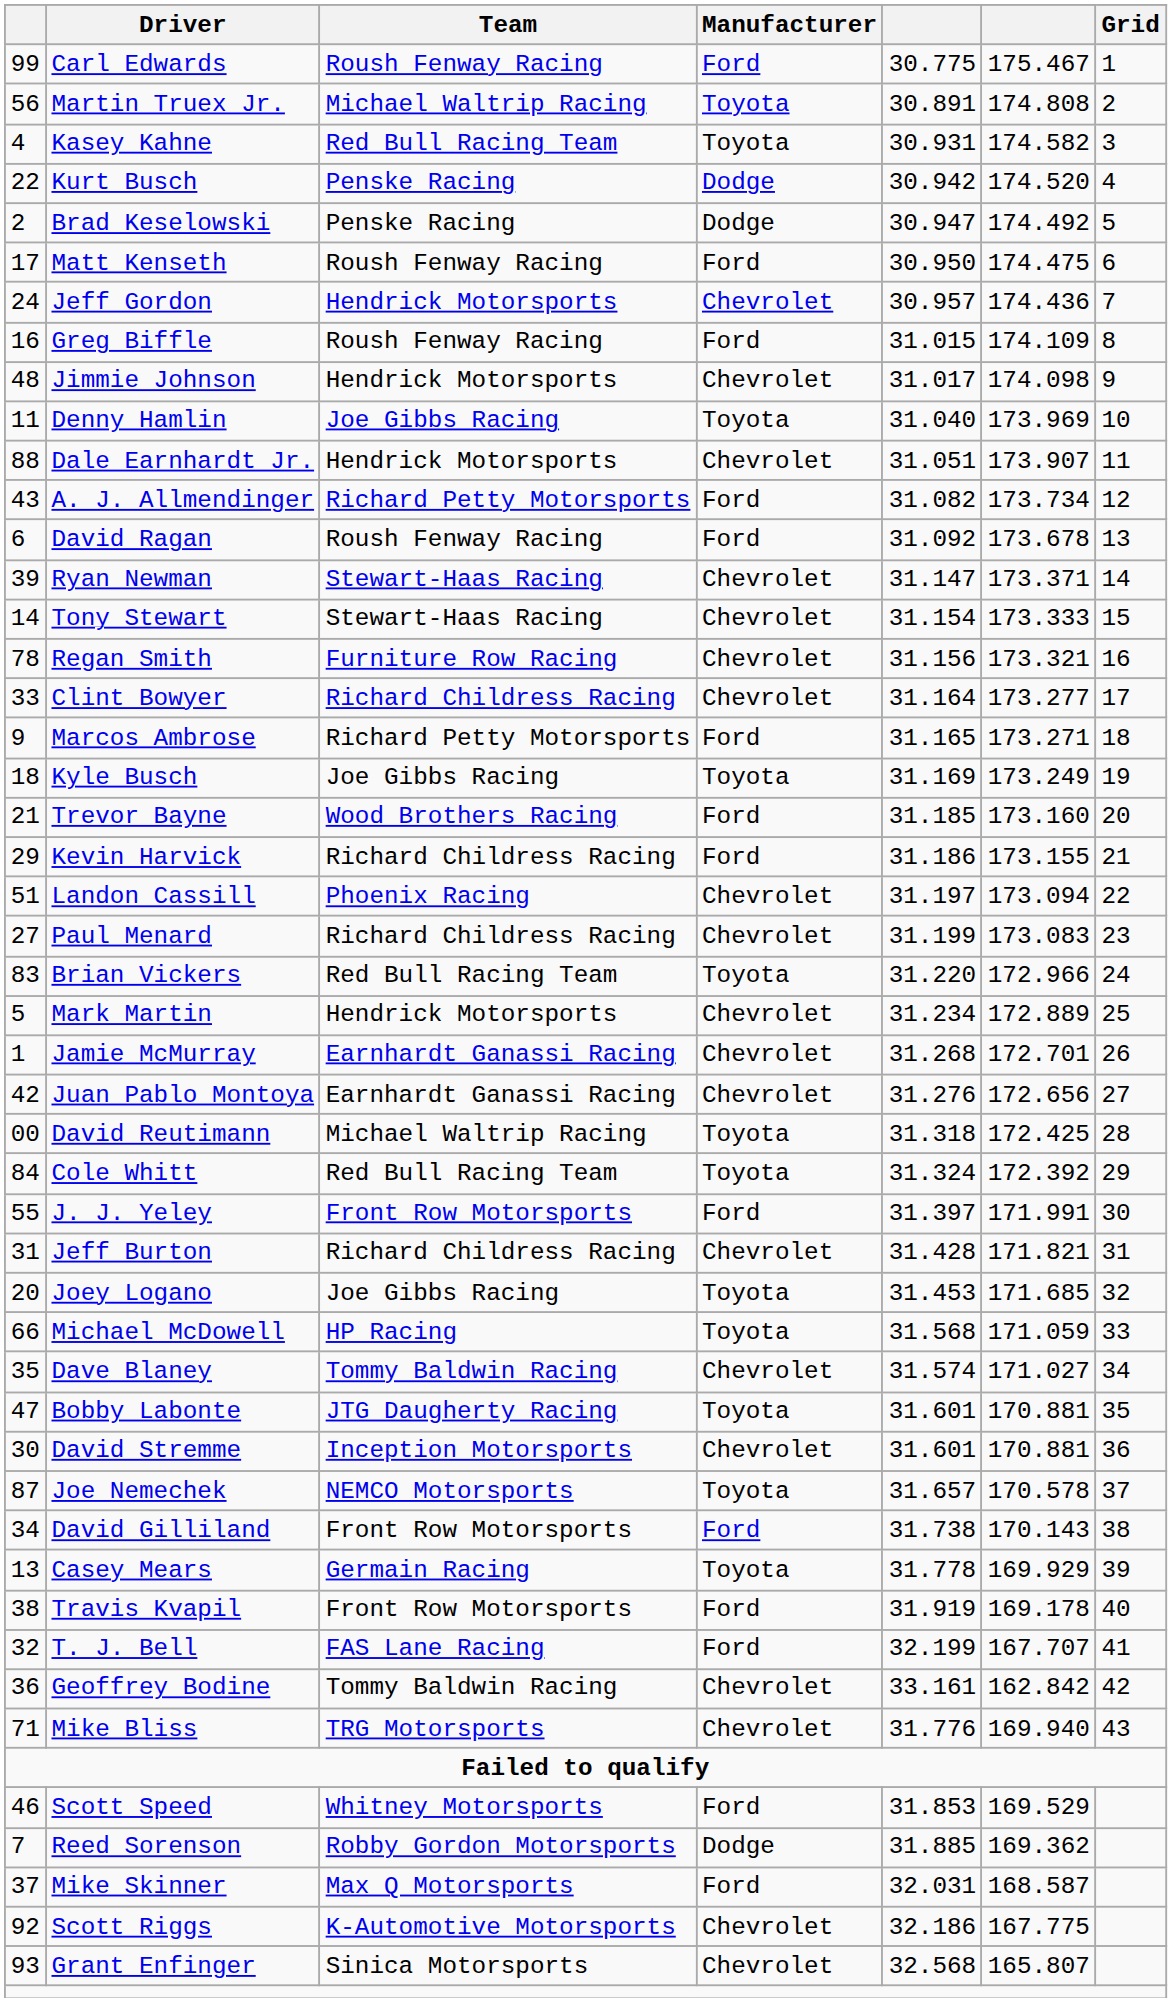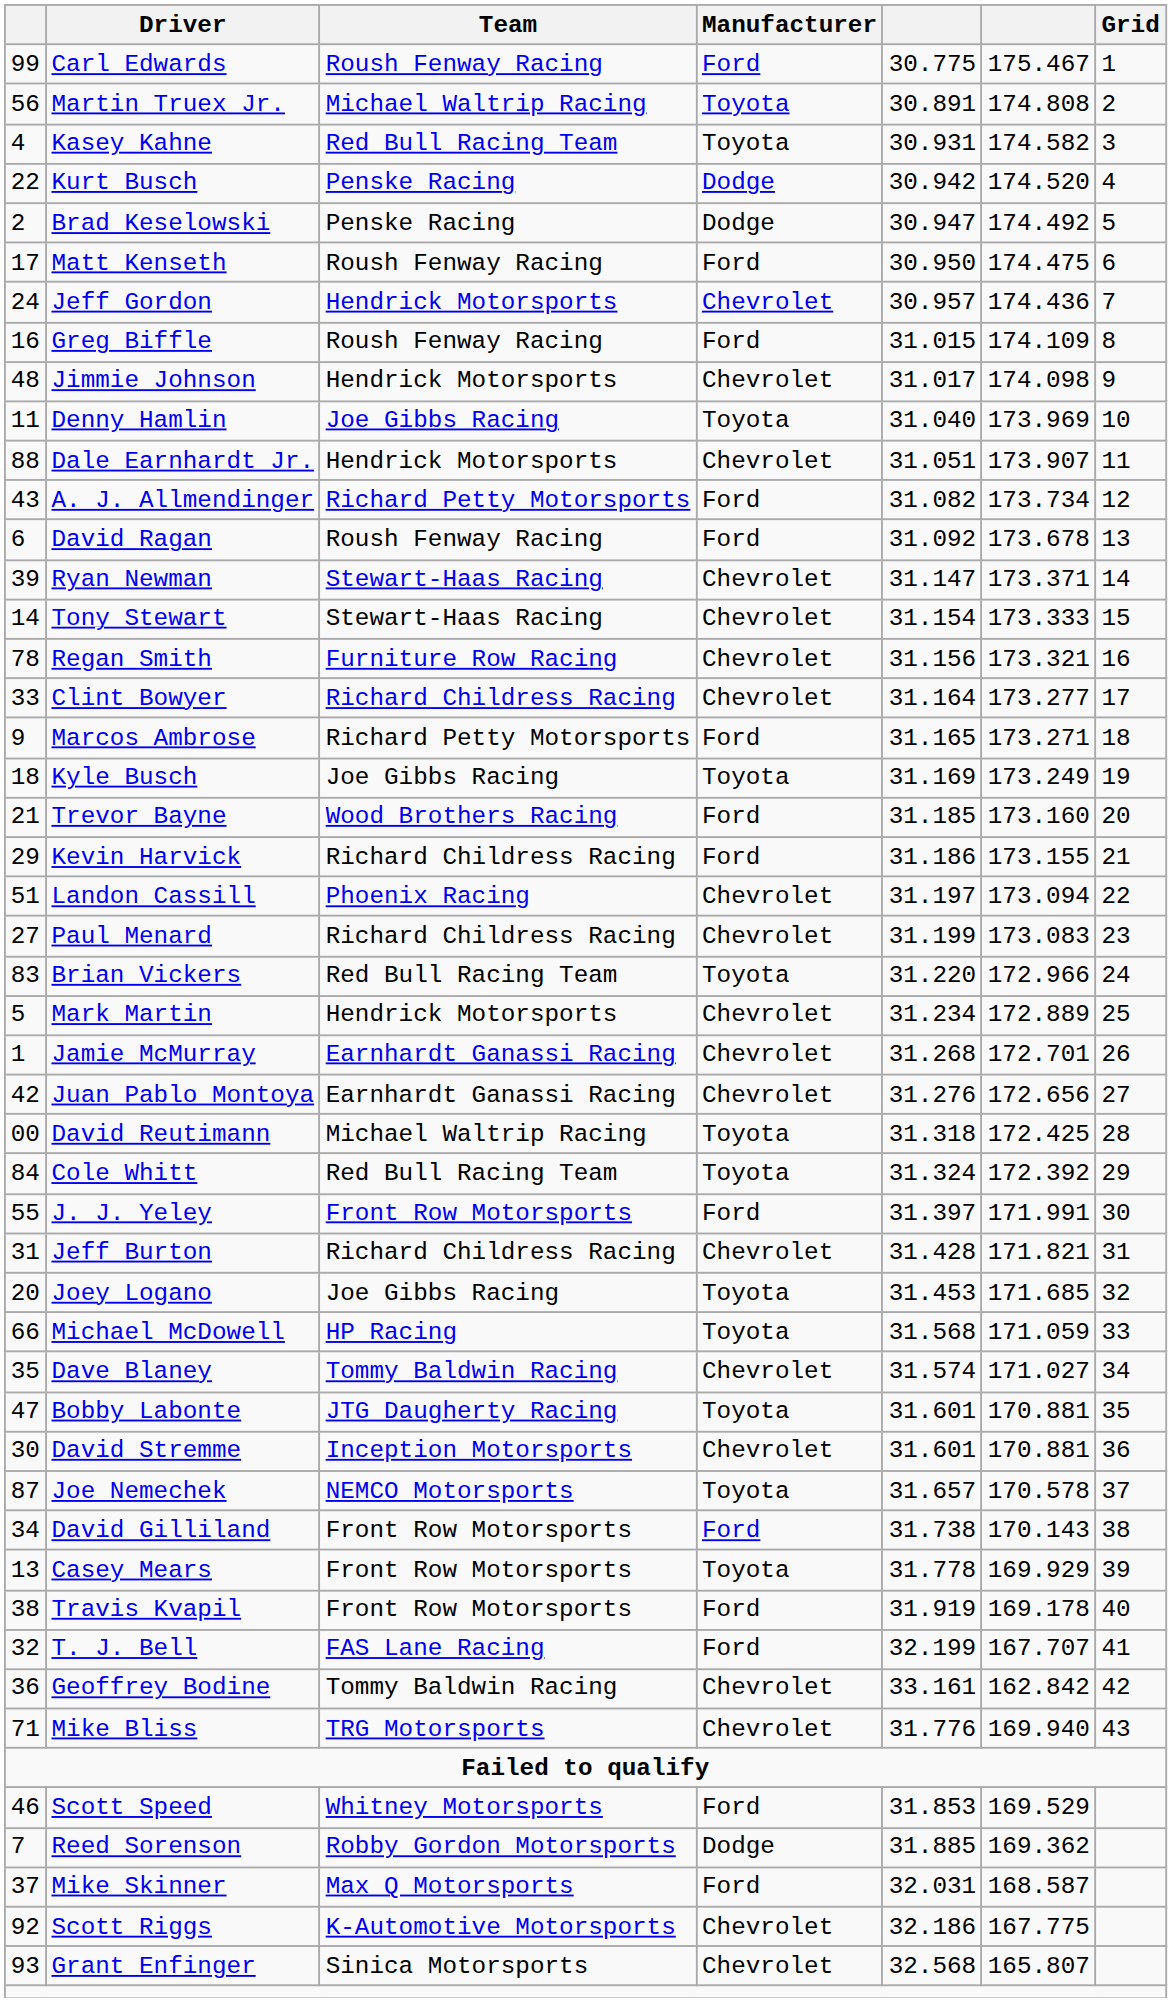(428, 1570) Germain Racing -> (479, 1570) Front Row Motorsports
